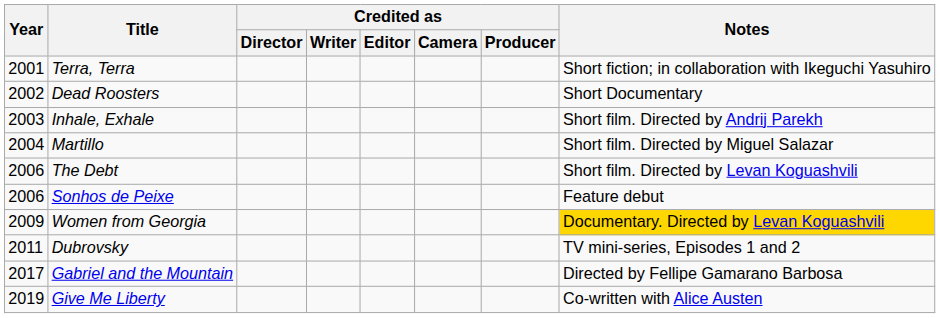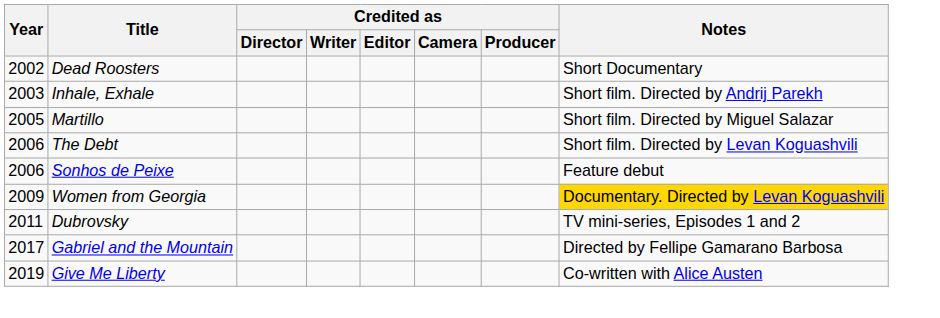- row: (93, 68)
(26, 145) 2004 -> (26, 119) 2005
